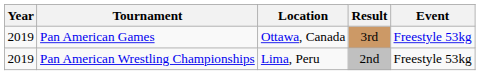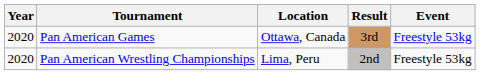(21, 37) 2019 -> (21, 37) 2020
(21, 59) 2019 -> (21, 59) 2020
